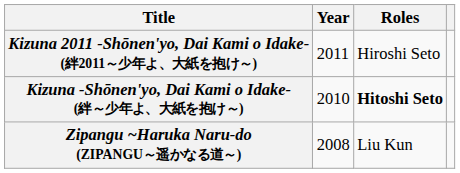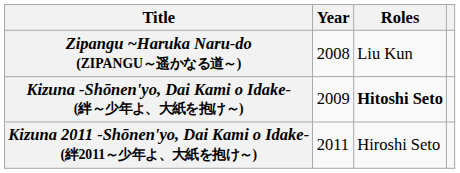rows swapped: (159, 144) <-> (159, 52)
(333, 99) 2010 -> (333, 99) 2009
